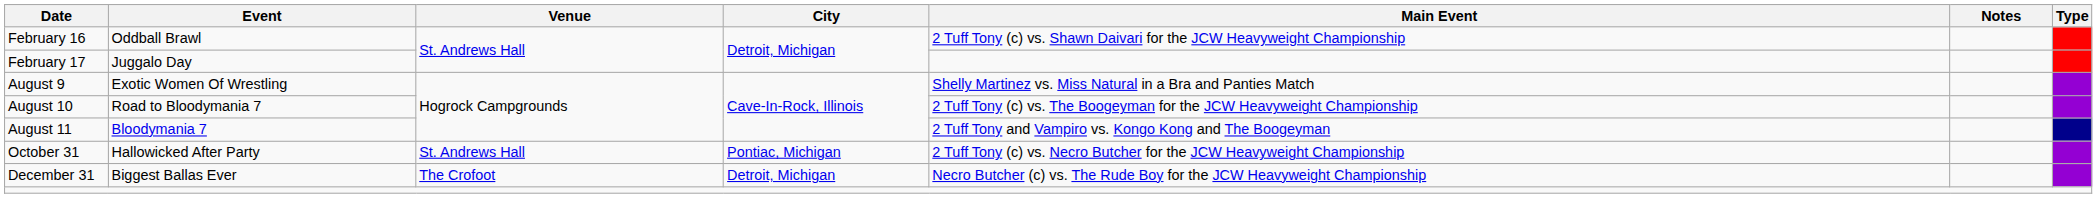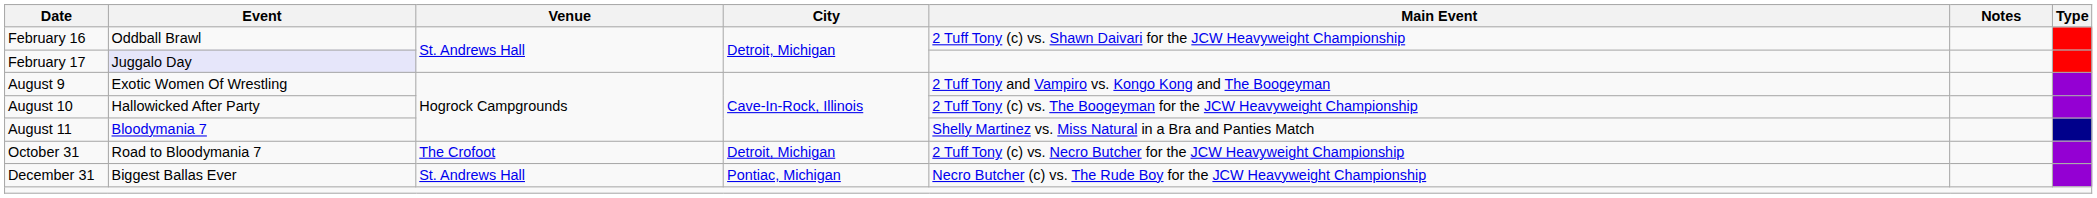(152, 61) no background -> (152, 61) lavender background
(1123, 84) Shelly Martinez vs. Miss Natural in a Bra and Panties Match -> (1131, 84) 2 Tuff Tony and Vampiro vs. Kongo Kong and The Boogeyman
(186, 106) Road to Bloodymania 7 -> (186, 106) Hallowicked After Party
(1131, 129) 2 Tuff Tony and Vampiro vs. Kongo Kong and The Boogeyman -> (1123, 129) Shelly Martinez vs. Miss Natural in a Bra and Panties Match
(186, 152) Hallowicked After Party -> (186, 152) Road to Bloodymania 7
(472, 152) St. Andrews Hall -> (457, 152) The Crofoot
(784, 152) Pontiac, Michigan -> (781, 152) Detroit, Michigan
(457, 175) The Crofoot -> (472, 175) St. Andrews Hall
(781, 175) Detroit, Michigan -> (784, 175) Pontiac, Michigan
